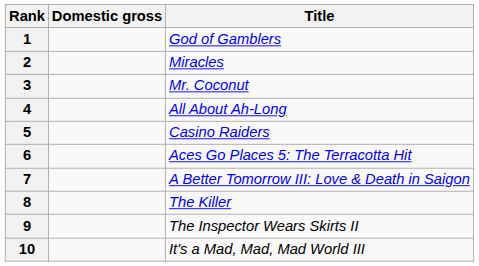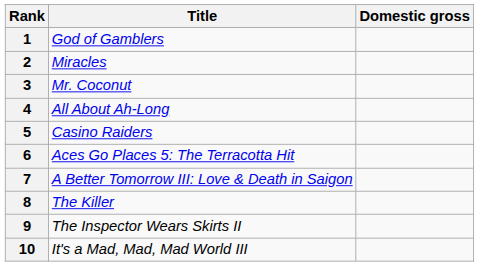columns swapped: (319, 16) <-> (107, 16)
